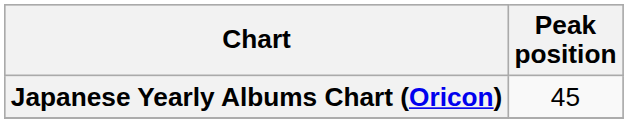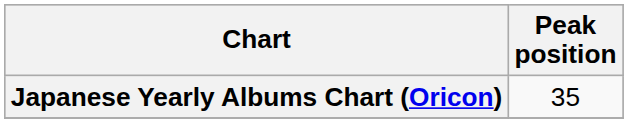(565, 96) 45 -> (565, 96) 35
